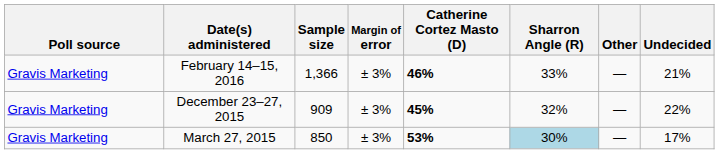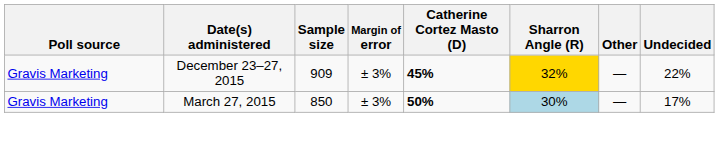- row: (229, 73)
(554, 109) no background -> (554, 73) gold background
(420, 137) 53% -> (420, 101) 50%
